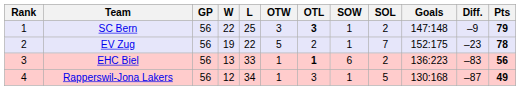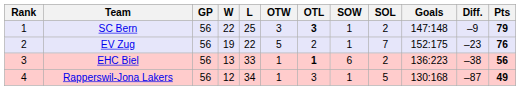(502, 45) 78 -> (502, 45) 76
(473, 61) –83 -> (473, 61) –38
